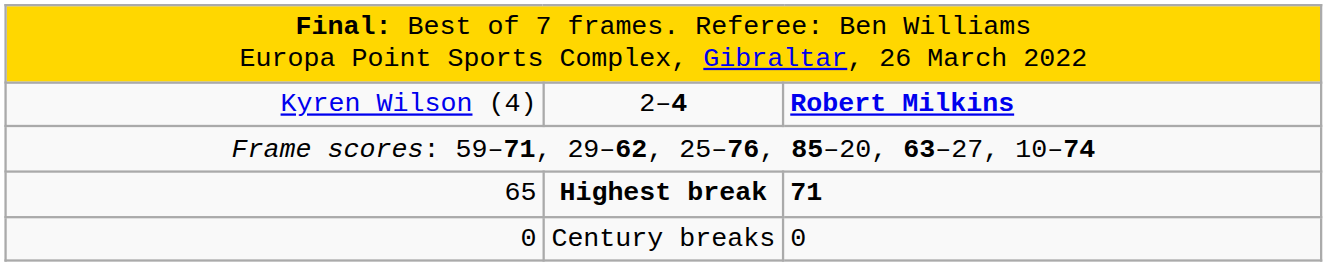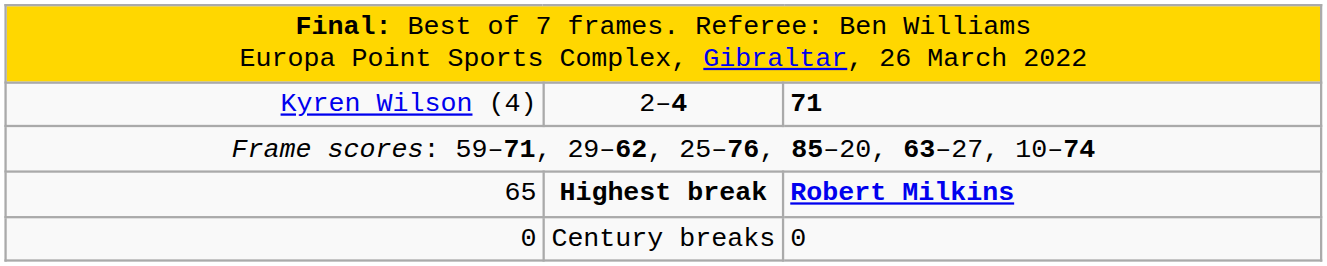(902, 104) Robert Milkins -> (806, 104) 71
(806, 194) 71 -> (902, 194) Robert Milkins
